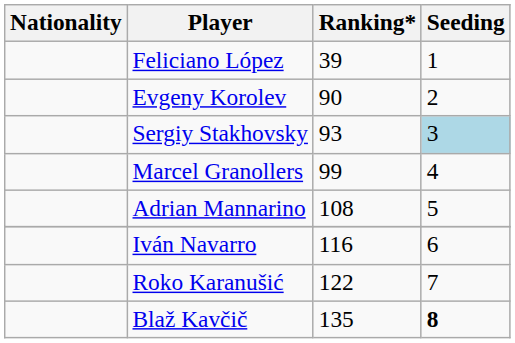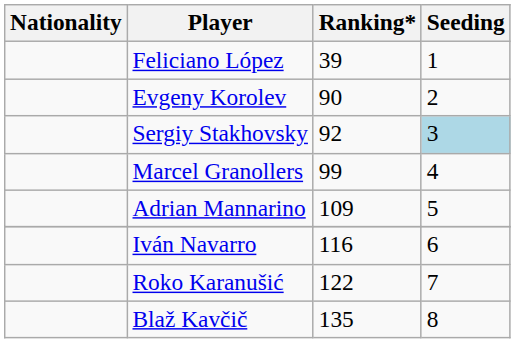(330, 134) 93 -> (330, 134) 92
(336, 208) 108 -> (336, 208) 109
(433, 319) bold -> (433, 319) normal
